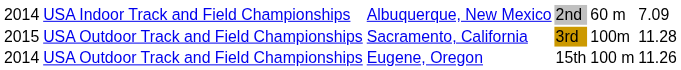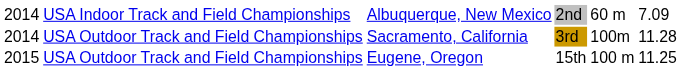(22, 36) 2015 -> (22, 36) 2014
(22, 58) 2014 -> (22, 58) 2015
(658, 58) 11.26 -> (658, 58) 11.25
